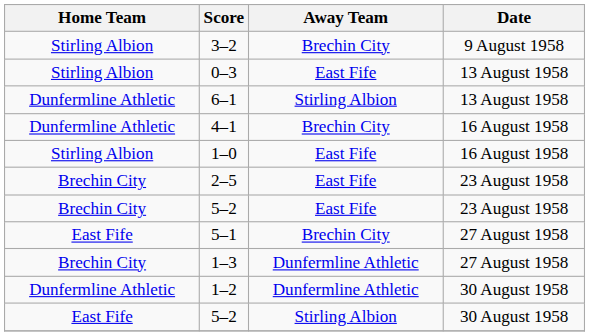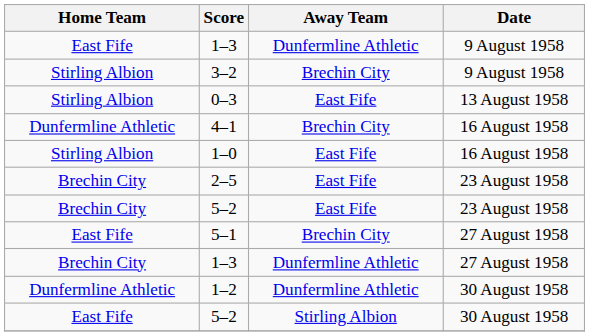+ row: (224, 45)
- row: (224, 99)
